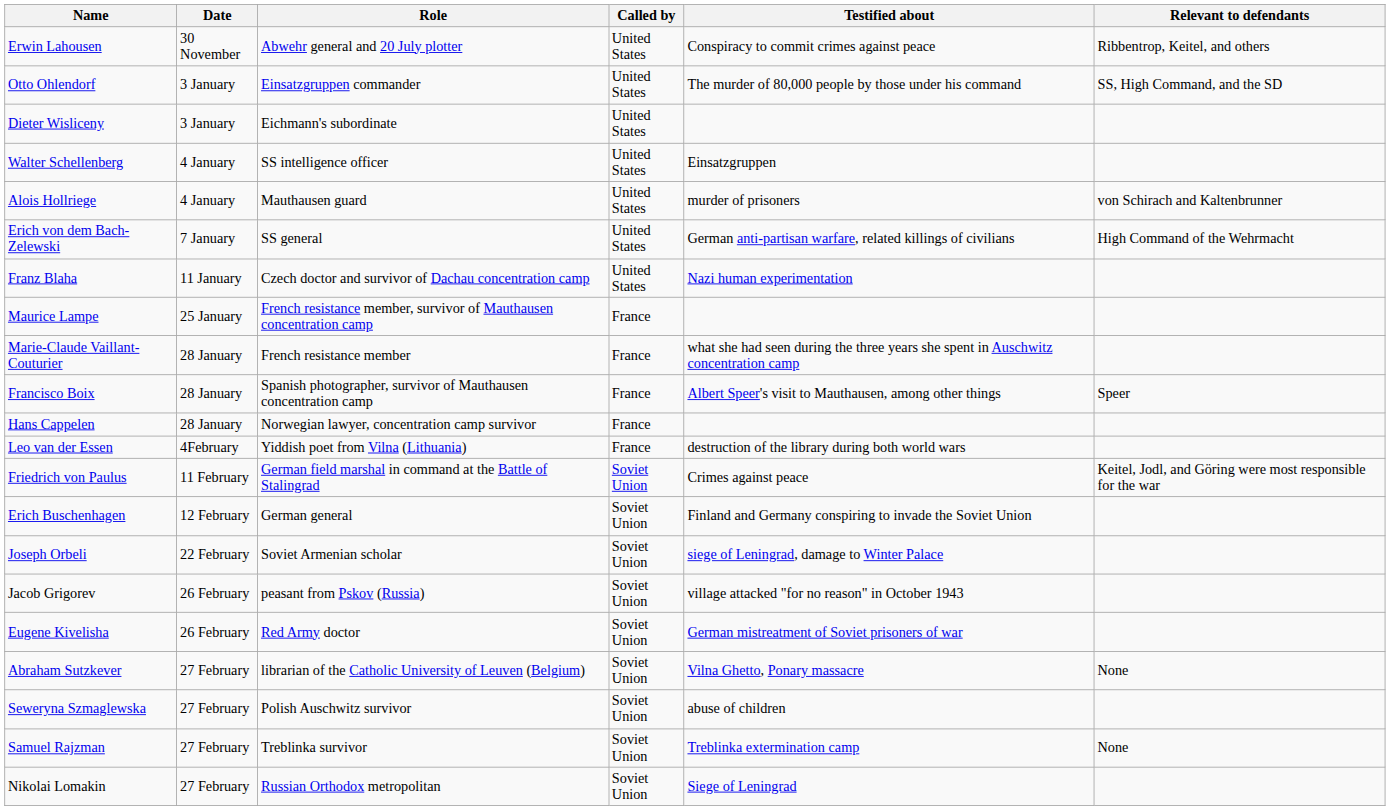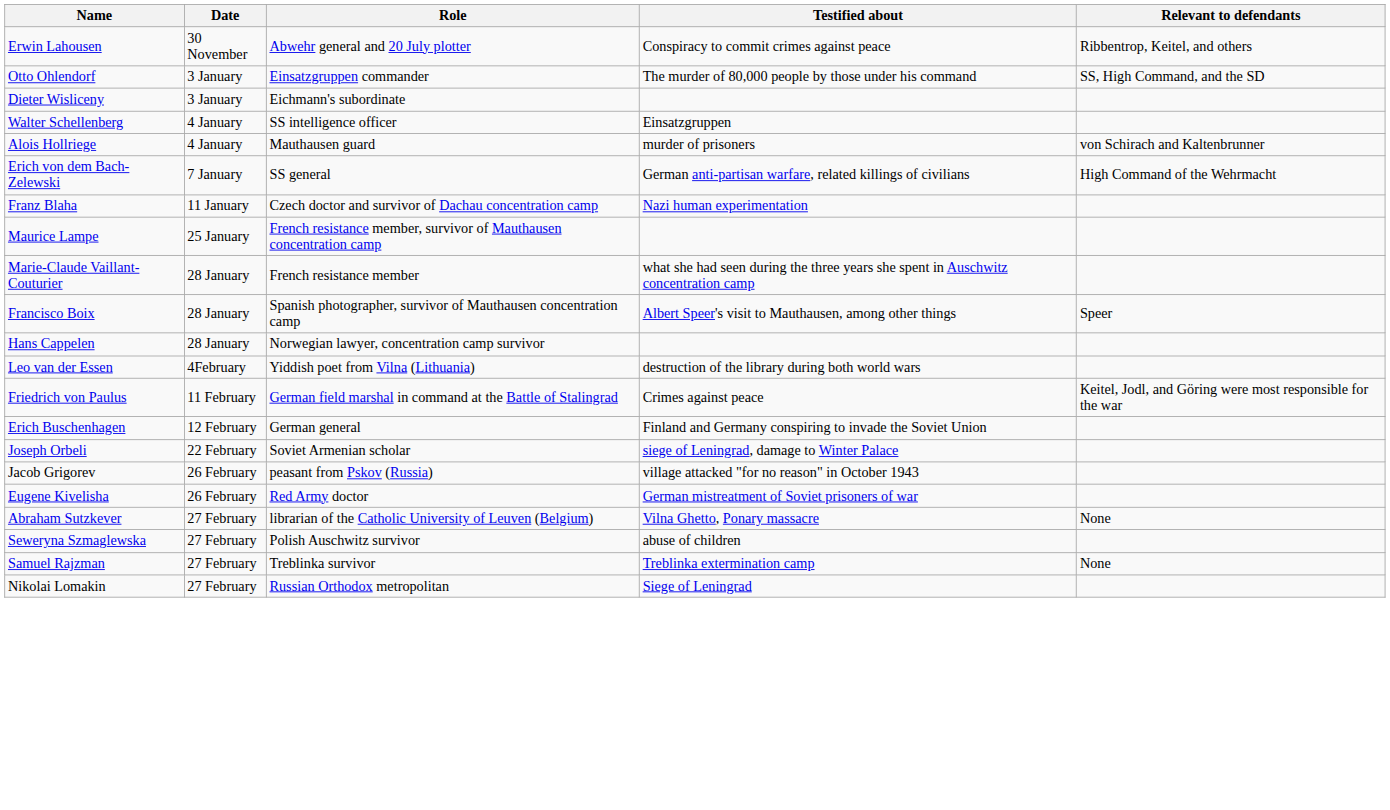- column: (646, 15)
